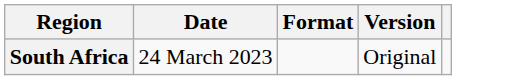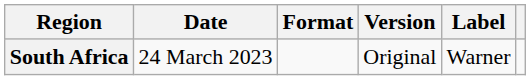+ column: (478, 21)
